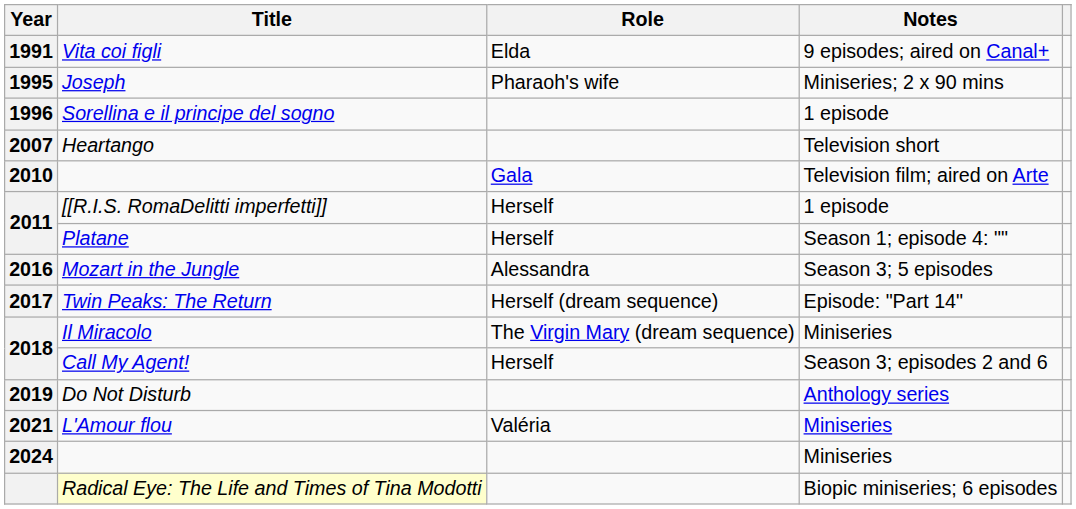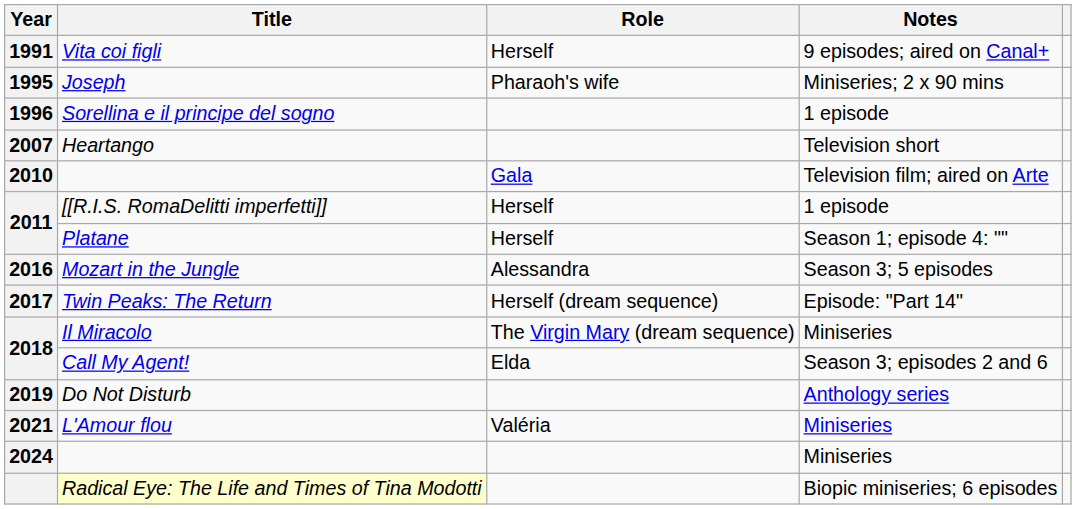(510, 51) Elda -> (522, 51) Herself
(522, 363) Herself -> (510, 363) Elda
